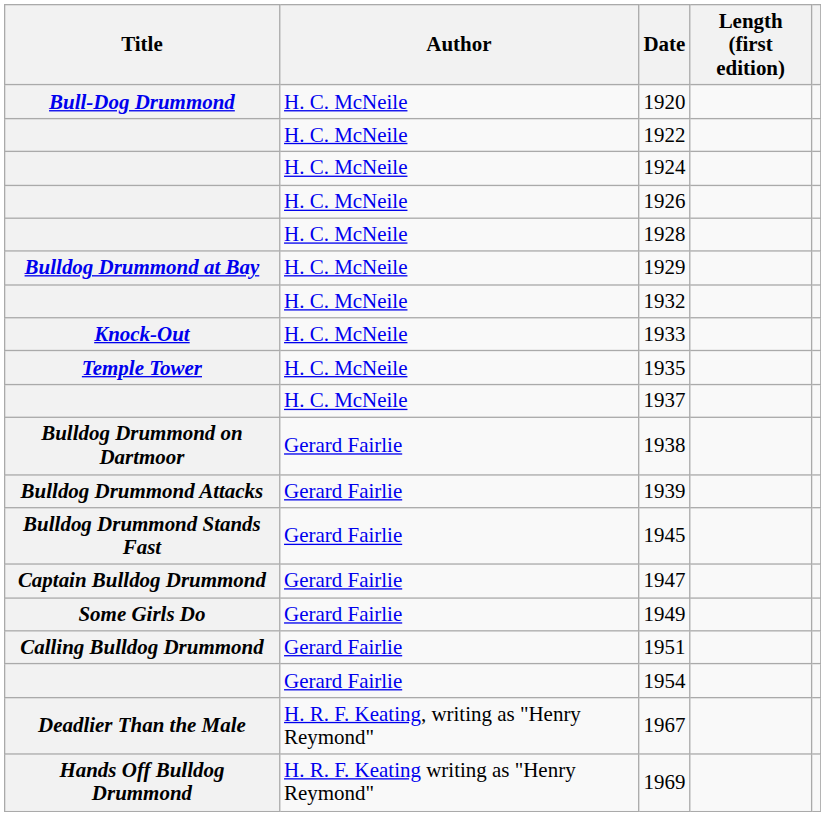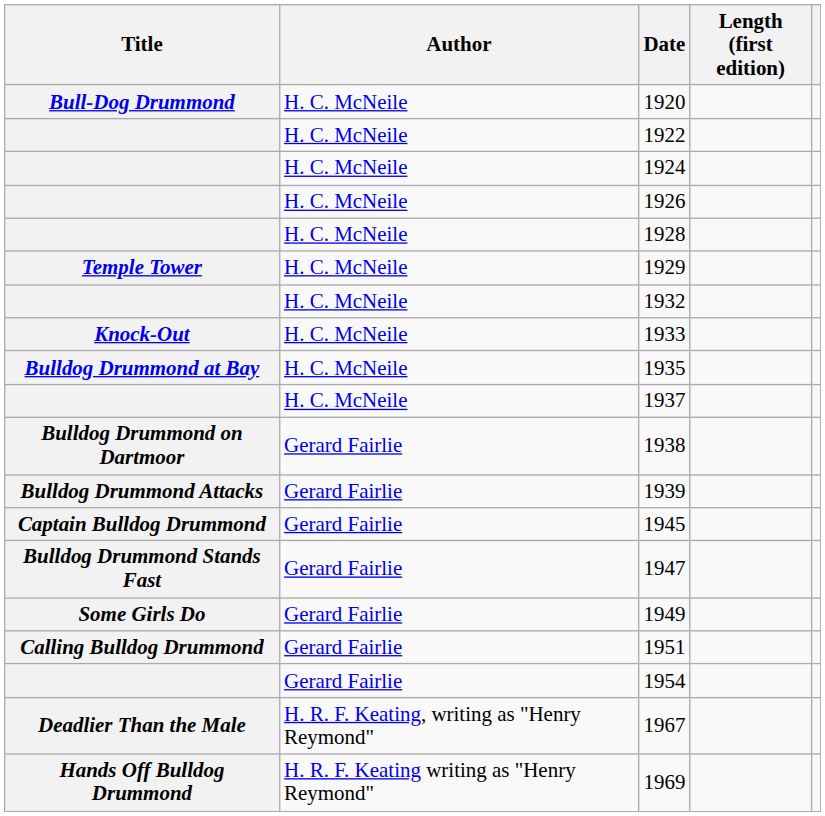(142, 267) Bulldog Drummond at Bay -> (142, 267) Temple Tower
(142, 367) Temple Tower -> (142, 367) Bulldog Drummond at Bay
(142, 535) Bulldog Drummond Stands Fast -> (142, 523) Captain Bulldog Drummond
(142, 580) Captain Bulldog Drummond -> (142, 569) Bulldog Drummond Stands Fast
